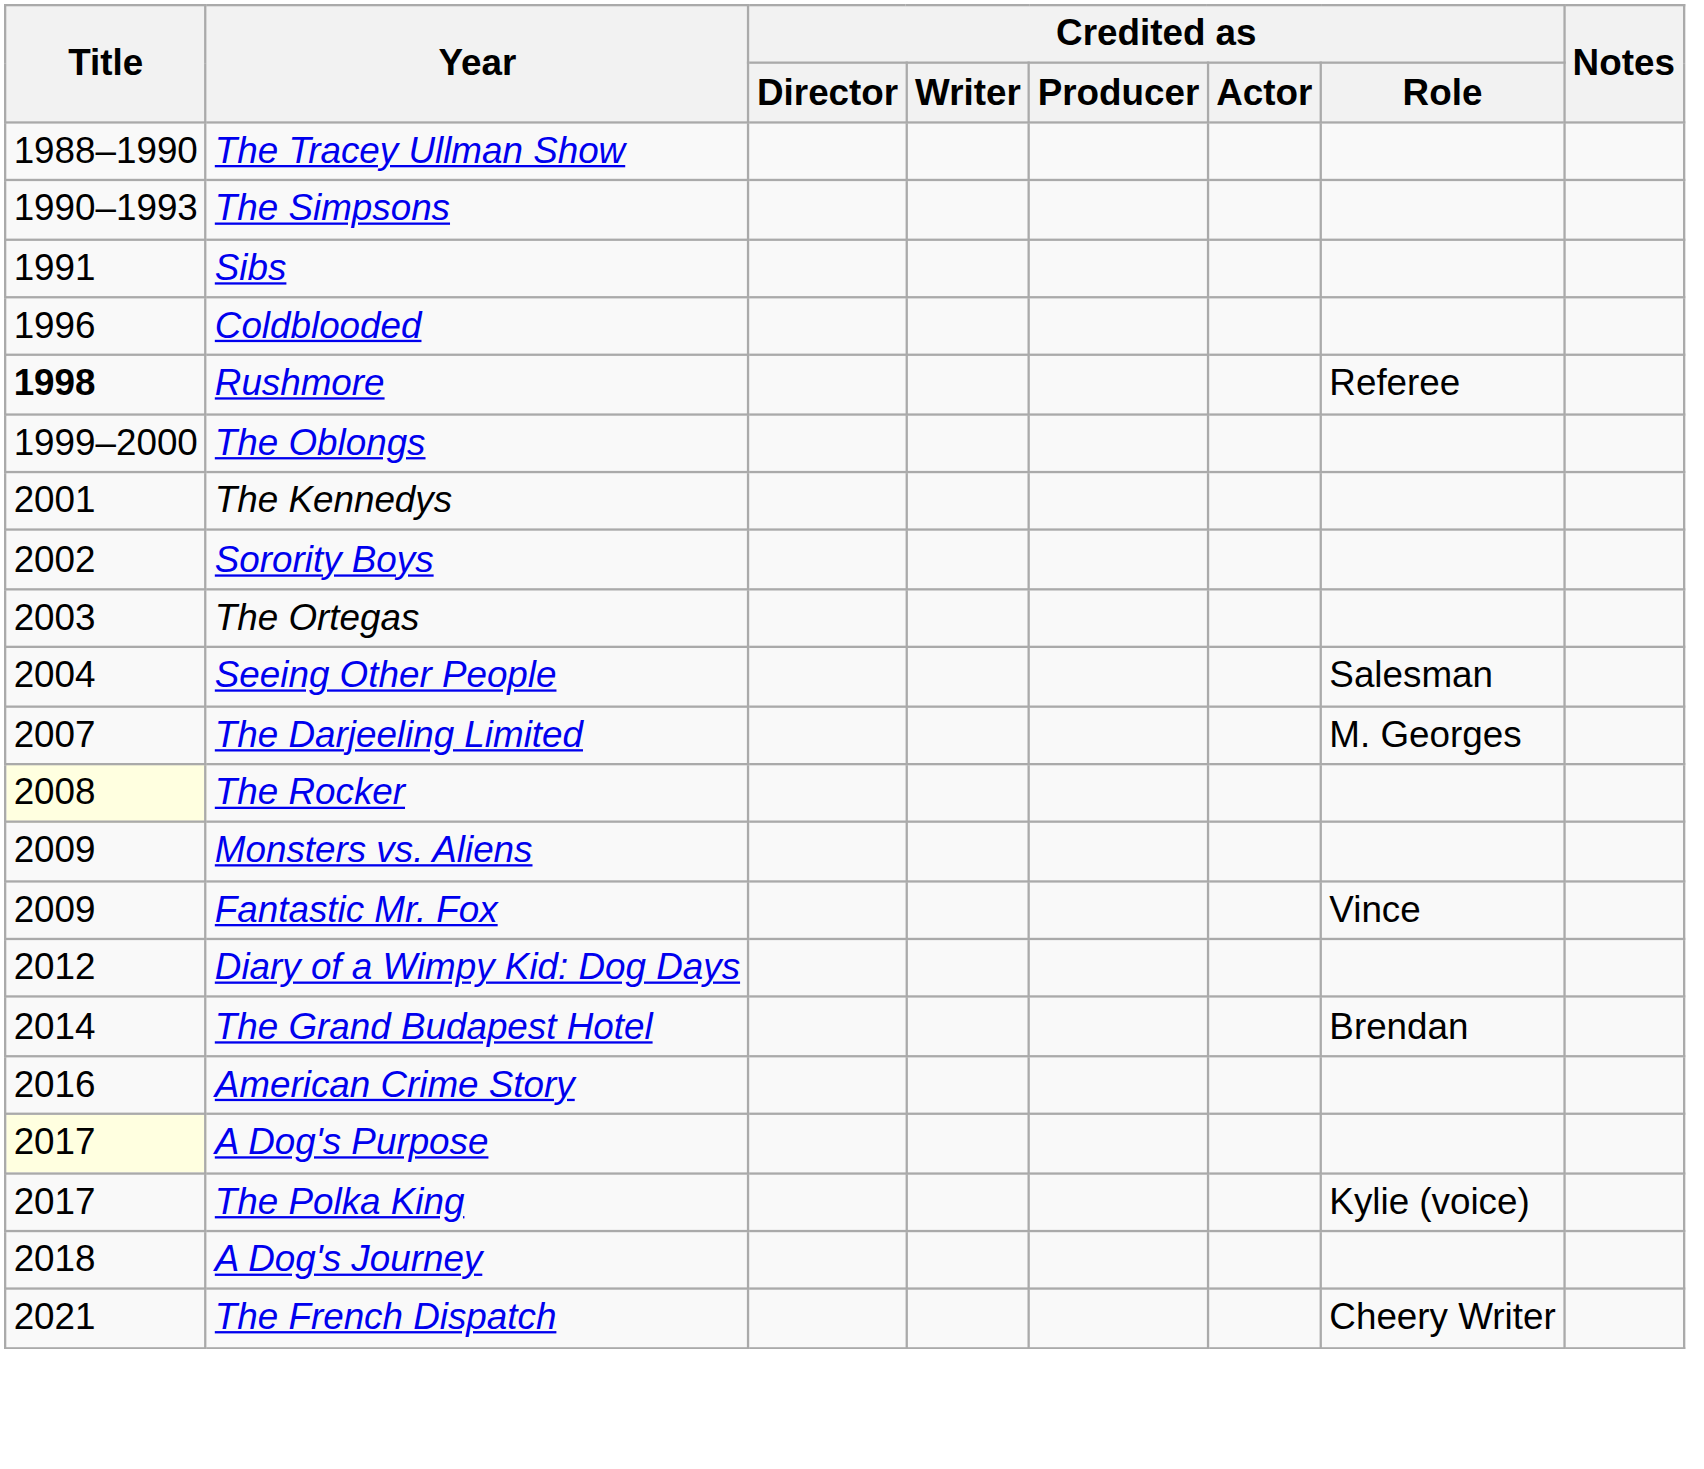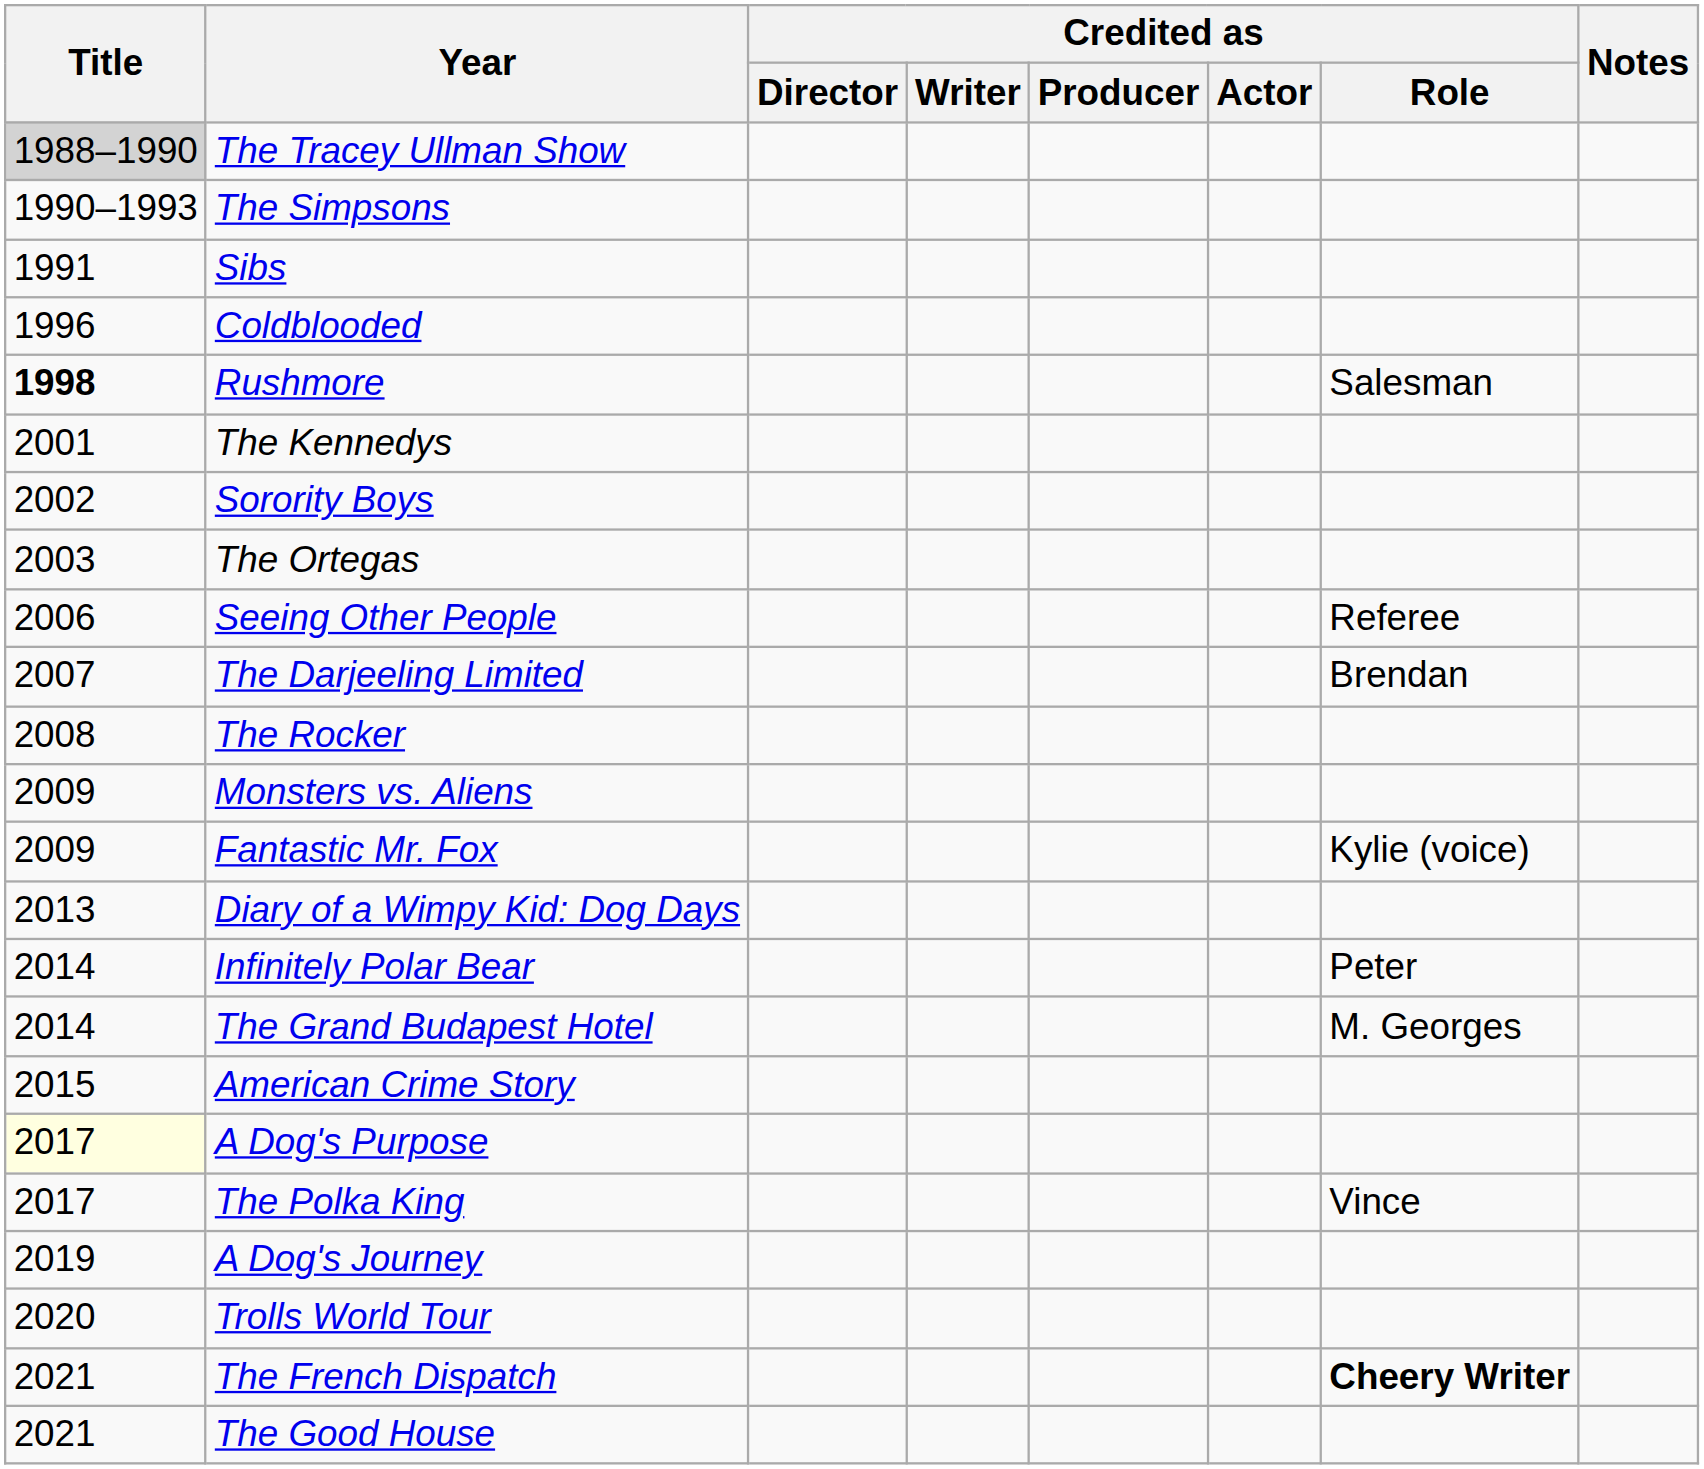(106, 150) no background -> (106, 150) lightgrey background
(1395, 383) Referee -> (1411, 383) Salesman
- row: (320, 442)
(55, 675) 2004 -> (55, 617) 2006
(1411, 675) Salesman -> (1395, 617) Referee
(1425, 734) M. Georges -> (1399, 675) Brendan
(55, 792) lightyellow background -> (55, 734) no background
(1375, 909) Vince -> (1430, 850) Kylie (voice)
(55, 967) 2012 -> (55, 909) 2013
+ row: (374, 967)
(1399, 1025) Brendan -> (1425, 1025) M. Georges
(55, 1084) 2016 -> (55, 1084) 2015
(1430, 1200) Kylie (voice) -> (1375, 1200) Vince
(55, 1259) 2018 -> (55, 1259) 2019
+ row: (353, 1317)
(1442, 1317) normal -> (1450, 1376) bold
+ row: (355, 1434)
